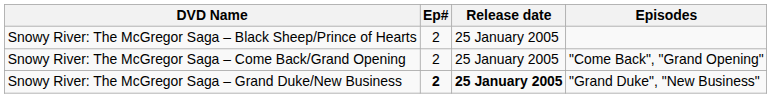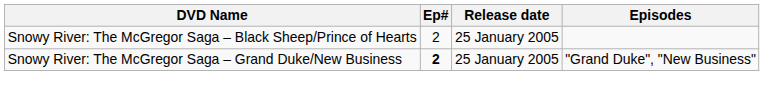- row: (207, 59)
(509, 81) bold -> (507, 59) normal
